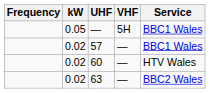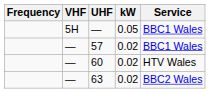columns swapped: (128, 12) <-> (75, 12)
